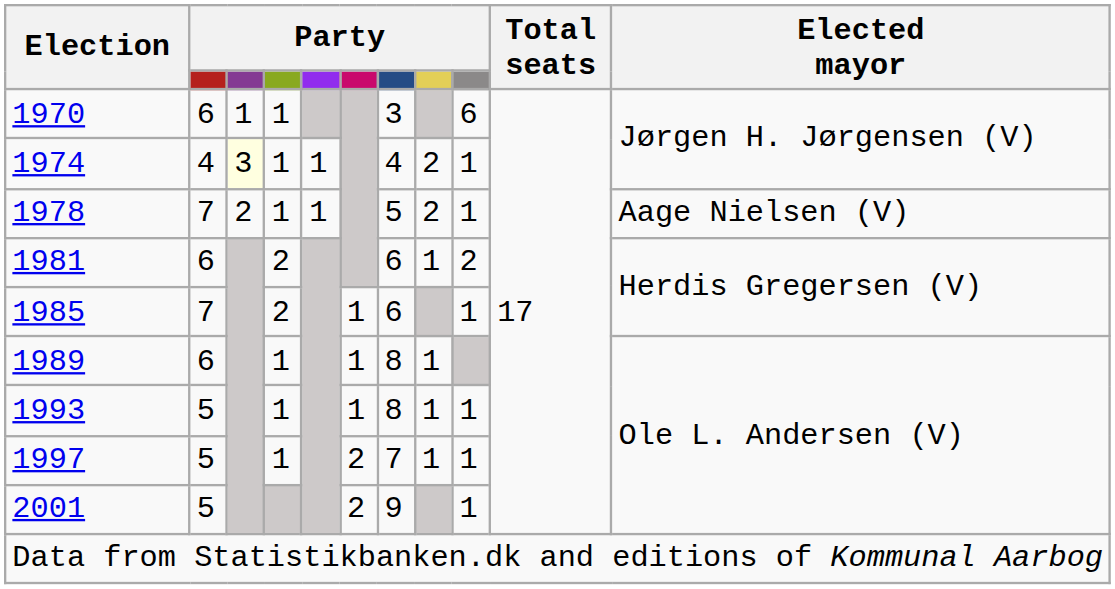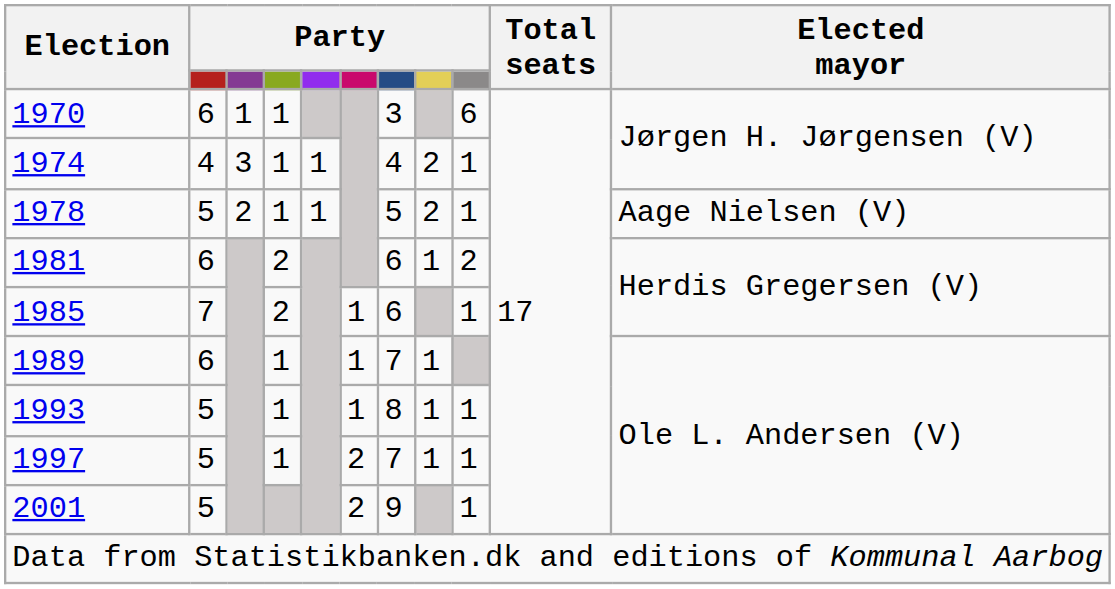(243, 164) lightyellow background -> (243, 164) no background
(206, 213) 7 -> (206, 213) 5
(394, 361) 8 -> (394, 361) 7
